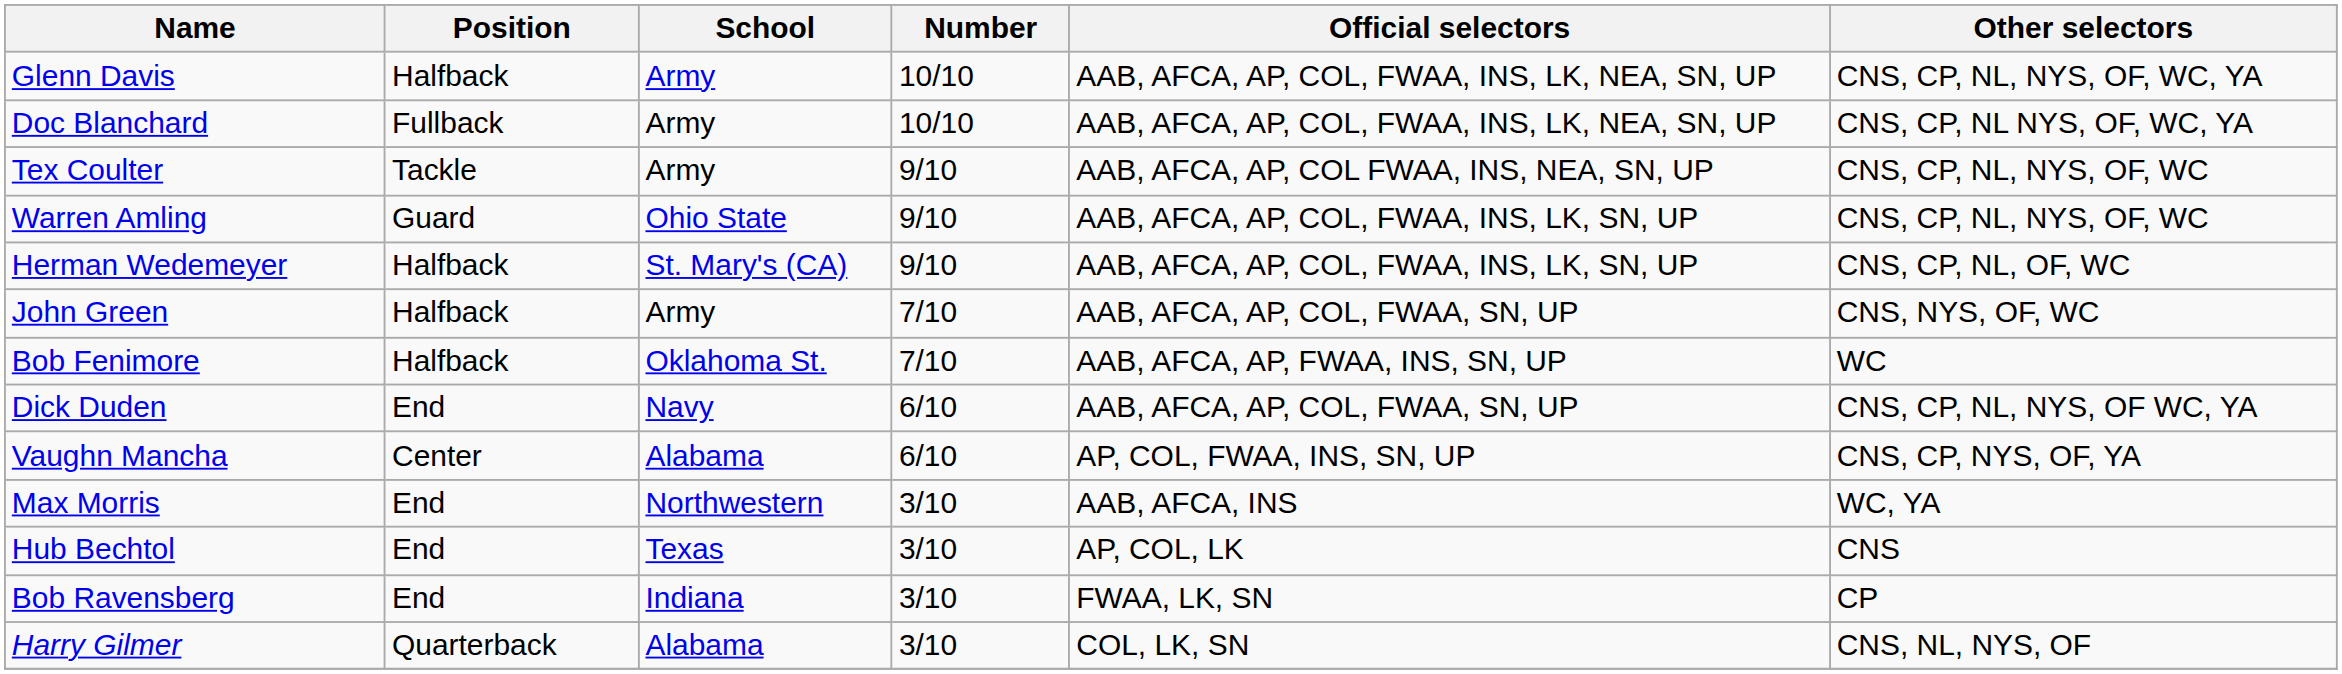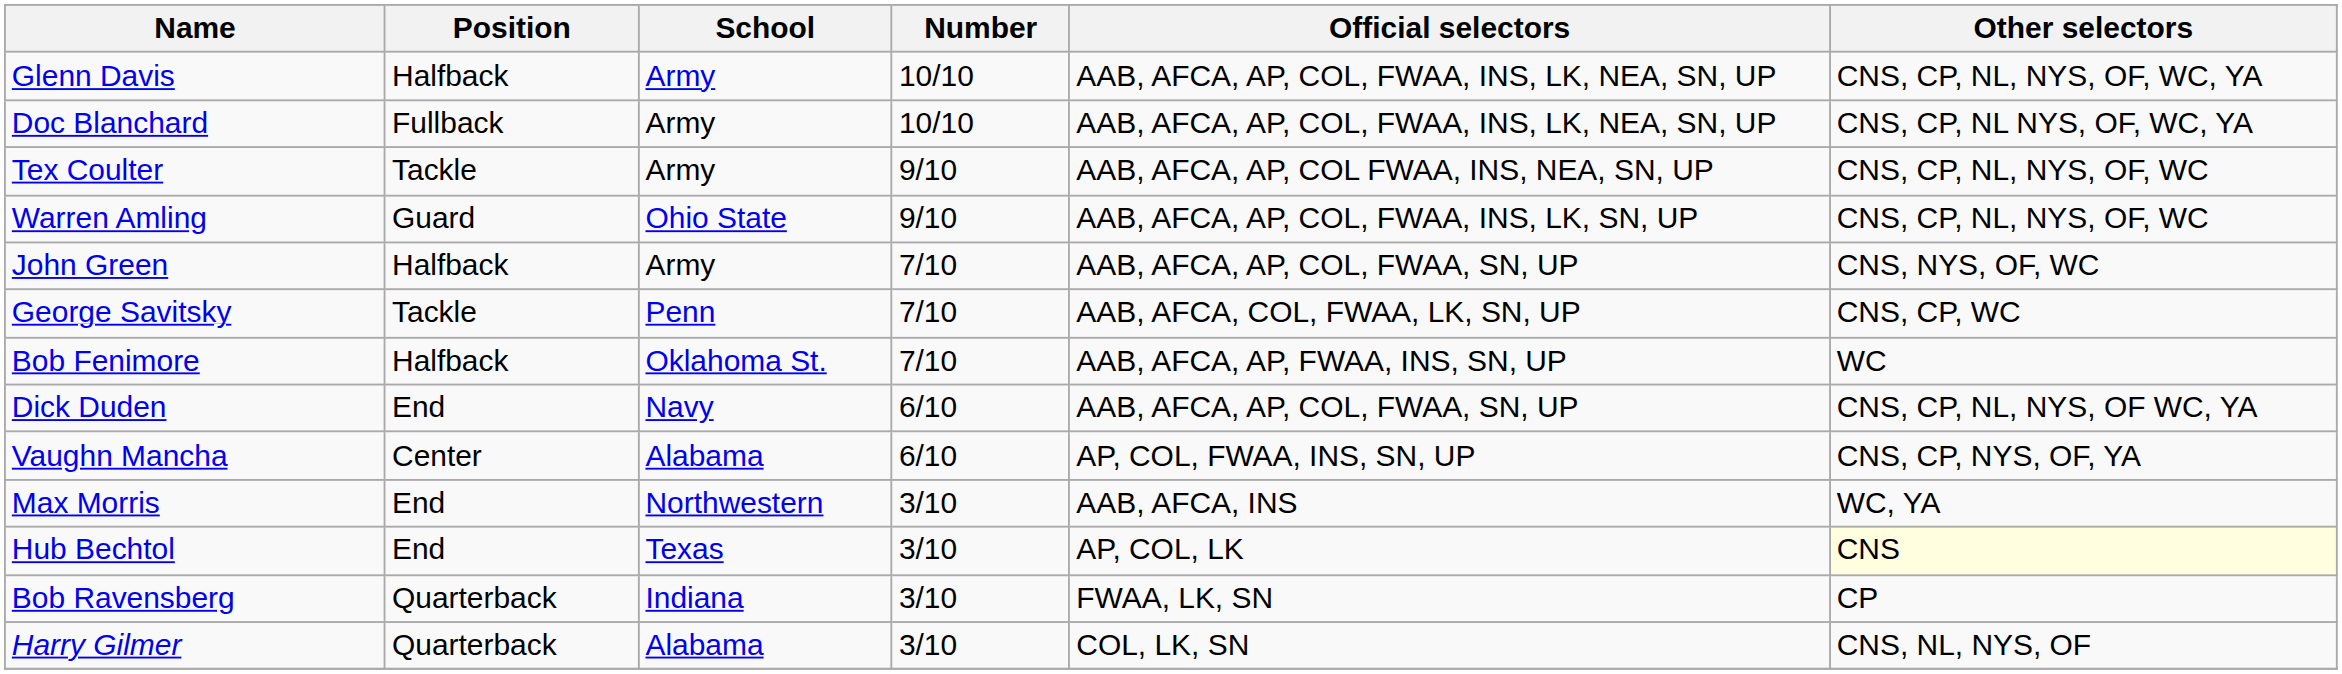- row: (150, 265)
+ row: (122, 312)
(1868, 550) no background -> (1868, 550) lightyellow background
(419, 597) End -> (474, 597) Quarterback
